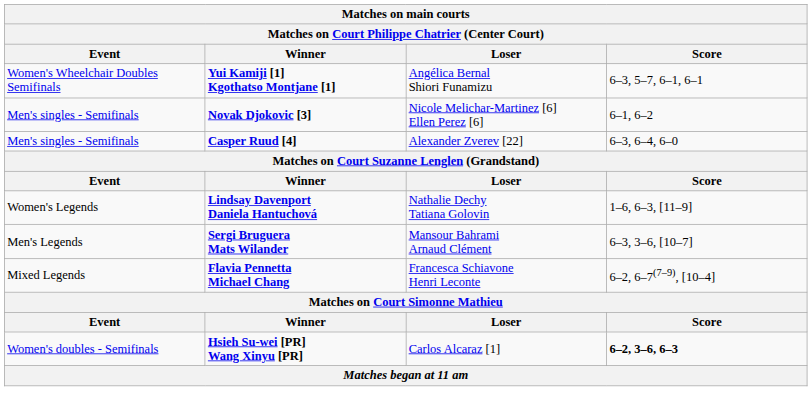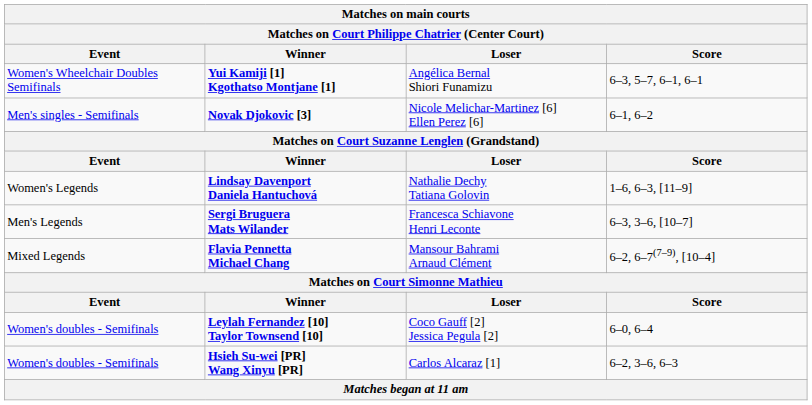- row: (252, 141)
(454, 241) Mansour Bahrami Arnaud Clément -> (461, 221) Francesca Schiavone Henri Leconte
(461, 275) Francesca Schiavone Henri Leconte -> (454, 255) Mansour Bahrami Arnaud Clément
+ row: (268, 329)
(644, 348) bold -> (644, 362) normal
